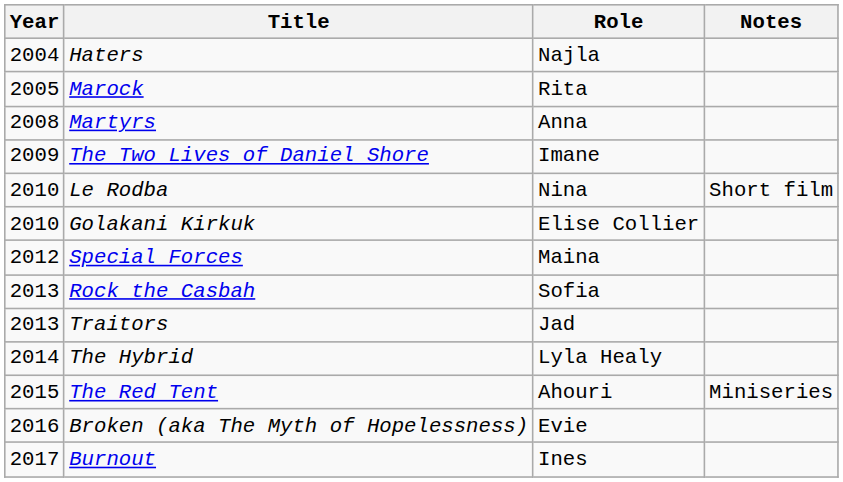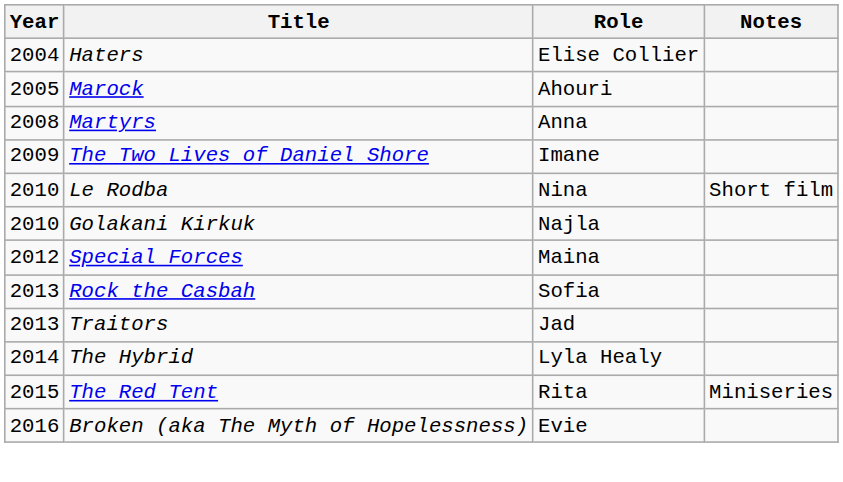(569, 55) Najla -> (619, 55) Elise Collier
(563, 89) Rita -> (575, 89) Ahouri
(619, 224) Elise Collier -> (569, 224) Najla
(575, 392) Ahouri -> (563, 392) Rita
- row: (113, 460)
